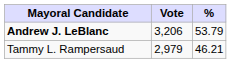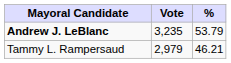(168, 31) 3,206 -> (168, 31) 3,235
